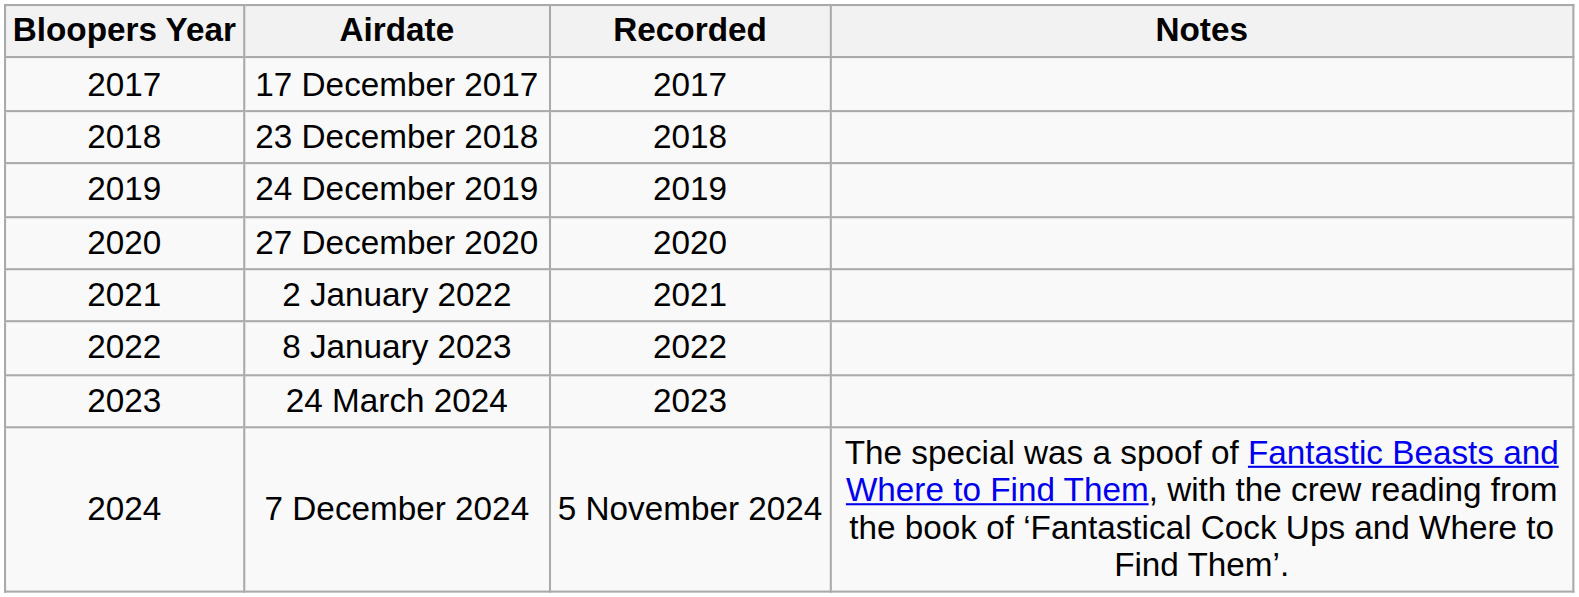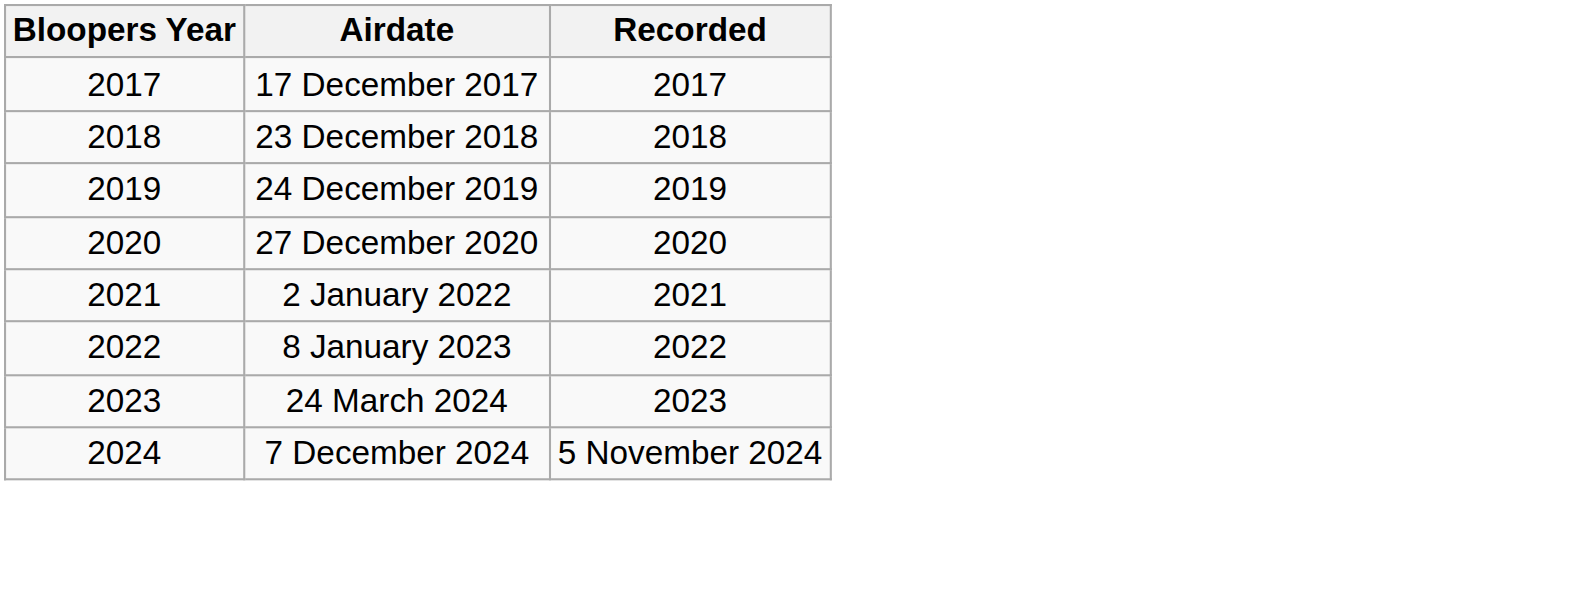- column: (1202, 30)
